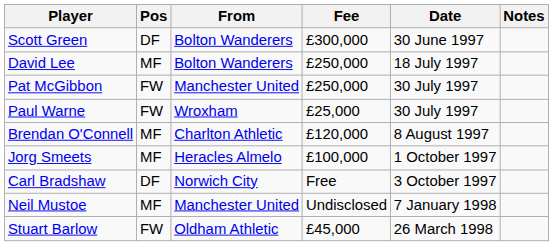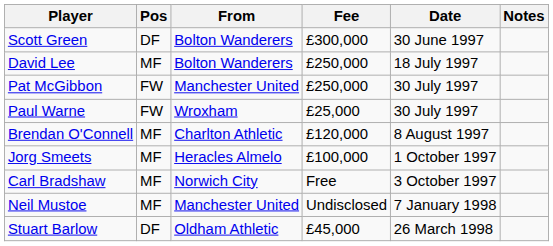(150, 181) DF -> (151, 181) MF
(152, 228) FW -> (150, 228) DF
